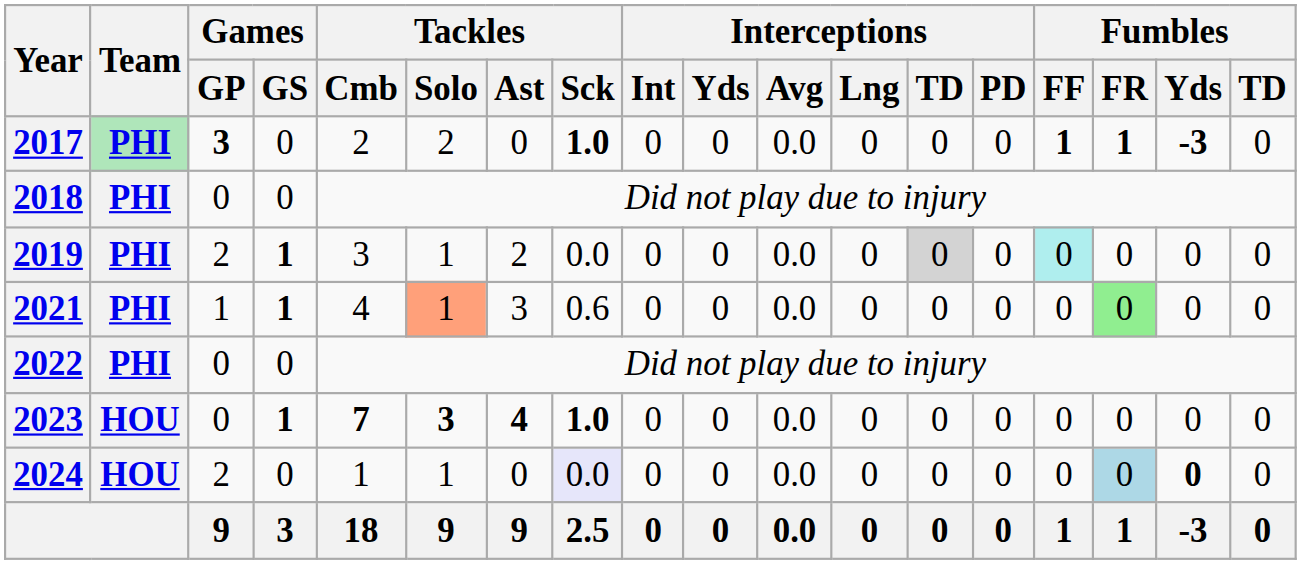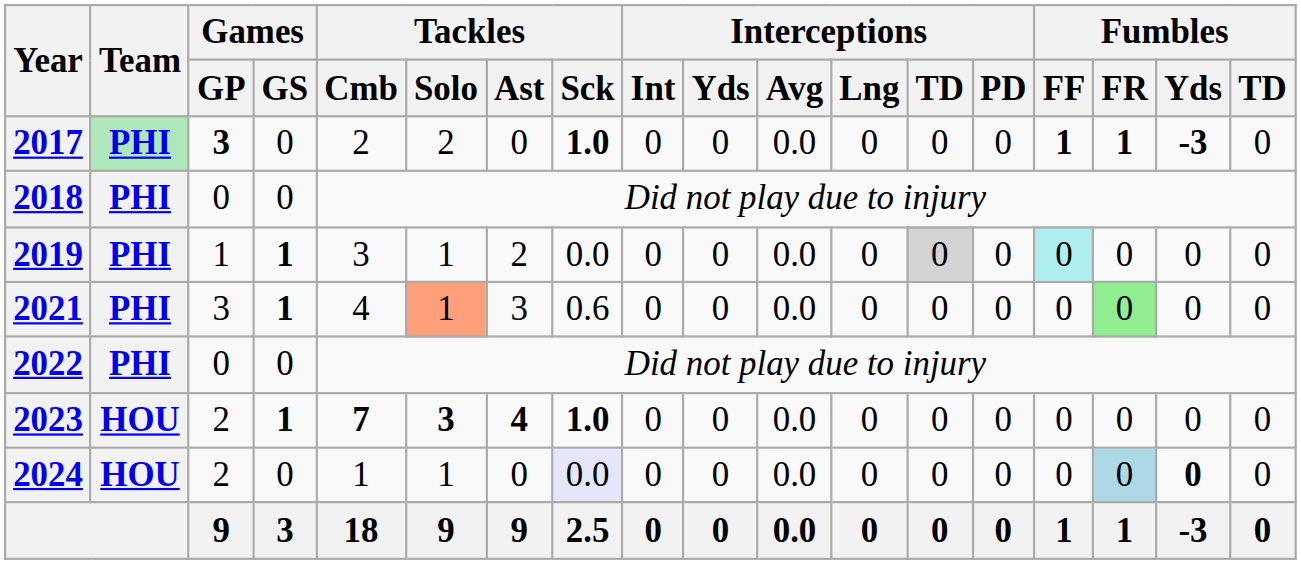(221, 253) 2 -> (221, 253) 1
(221, 308) 1 -> (221, 308) 3
(221, 419) 0 -> (221, 419) 2
